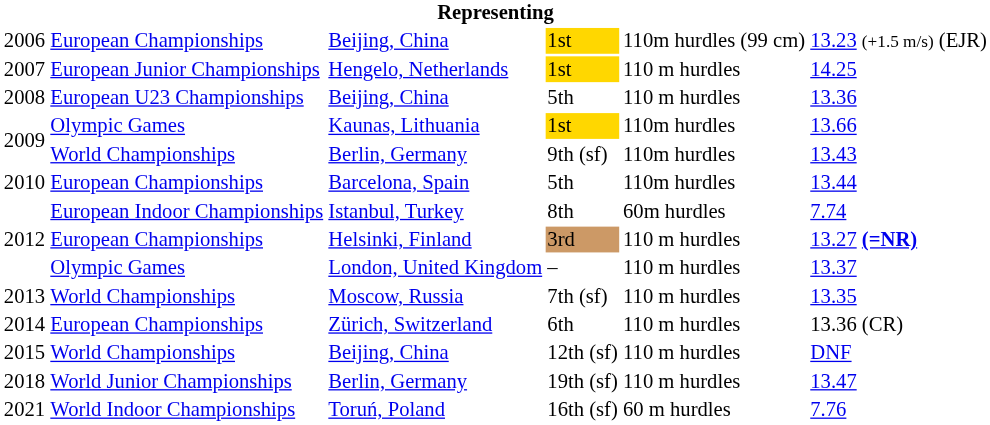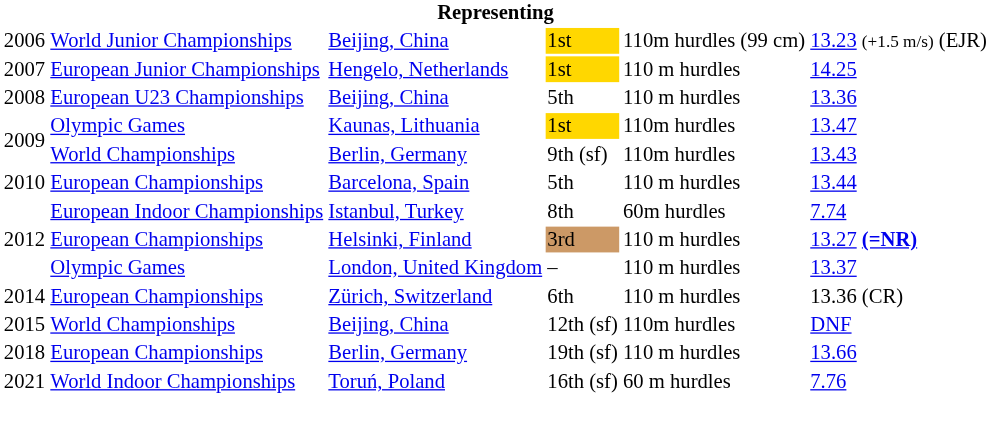(157, 40) European Championships -> (171, 40) World Junior Championships
(833, 125) 13.66 -> (833, 125) 13.47
(679, 182) 110m hurdles -> (682, 182) 110 m hurdles
- row: (25, 296)
(682, 352) 110 m hurdles -> (679, 324) 110m hurdles
(171, 381) World Junior Championships -> (157, 352) European Championships
(833, 381) 13.47 -> (833, 352) 13.66
